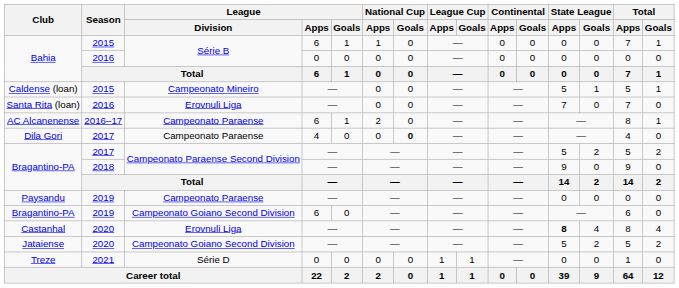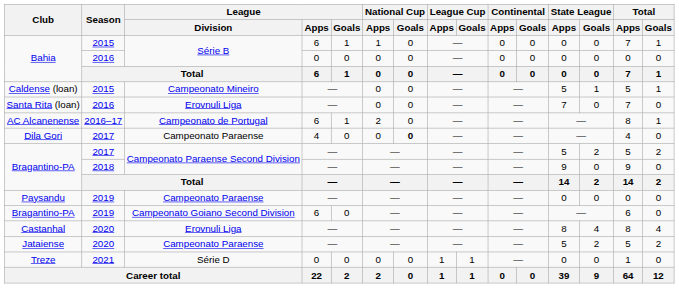(213, 120) Campeonato Paraense -> (213, 120) Campeonato de Portugal
(564, 228) bold -> (564, 228) normal
(213, 244) Campeonato Goiano Second Division -> (213, 244) Campeonato Paraense
